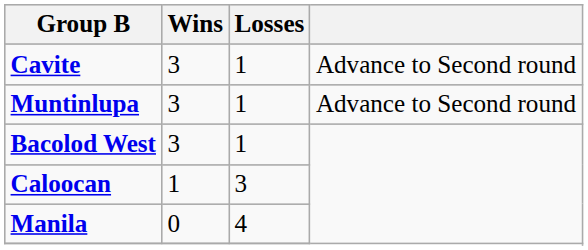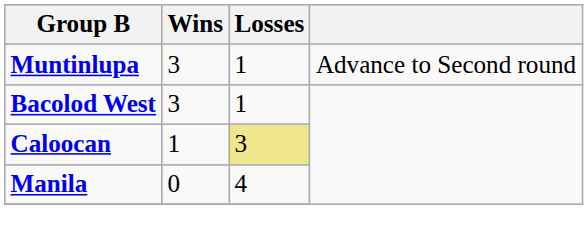- row: (45, 64)
(241, 183) no background -> (241, 143) khaki background
